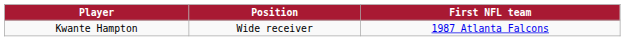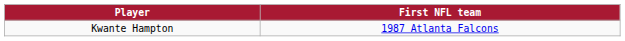- column: (275, 12)
